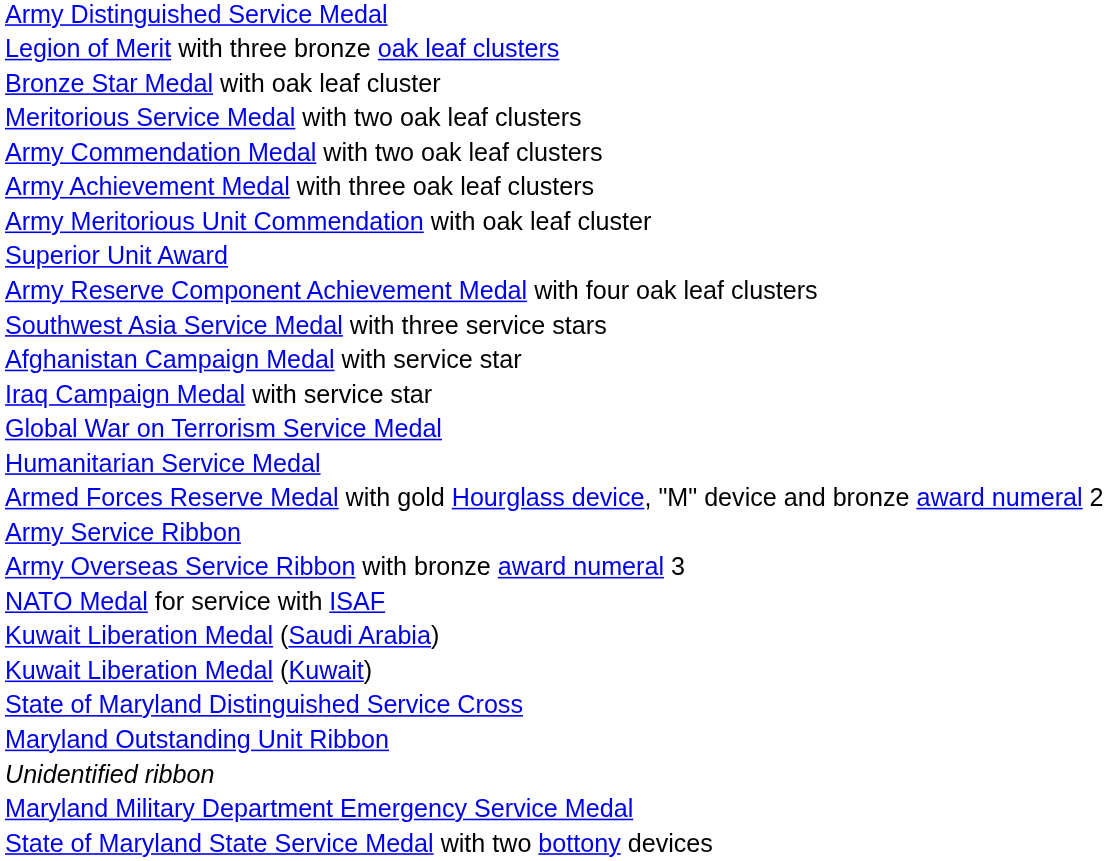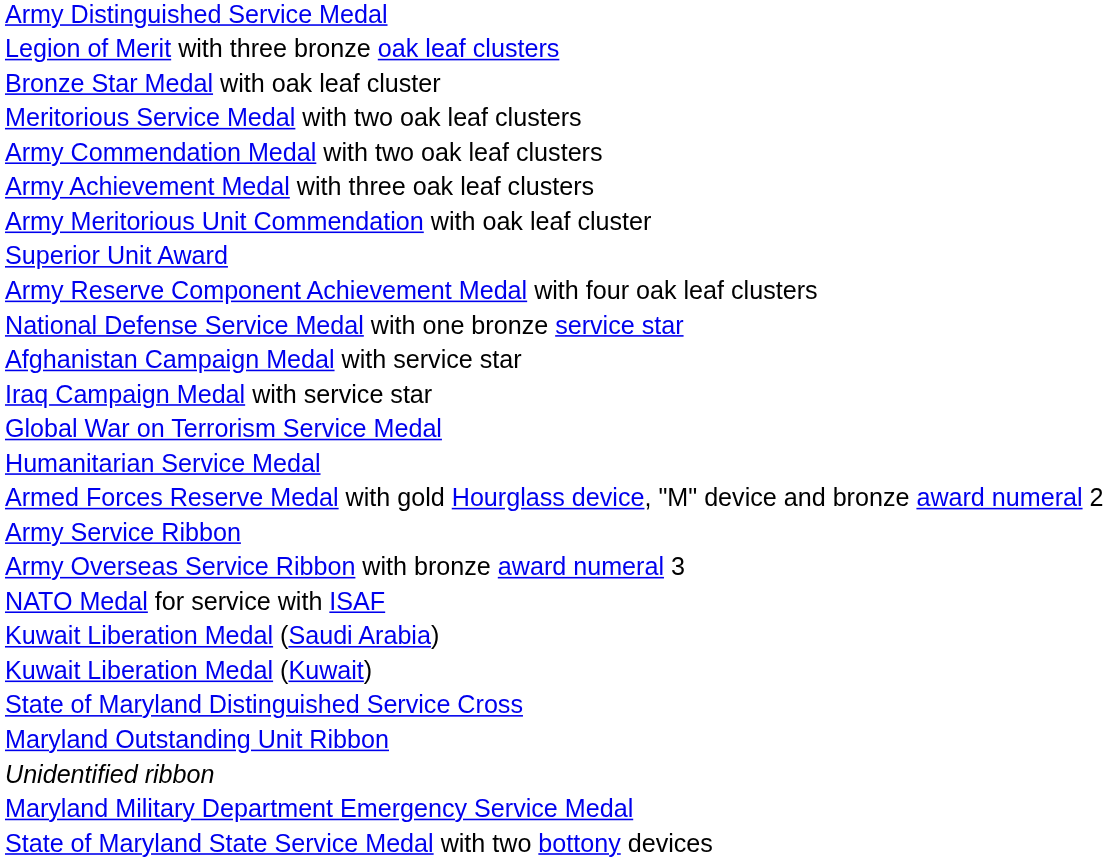+ row: (344, 325)
- row: (306, 325)
